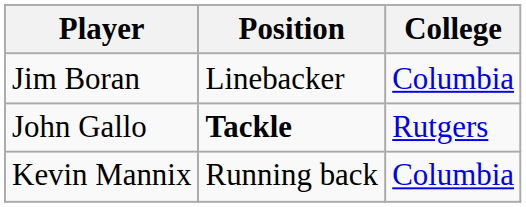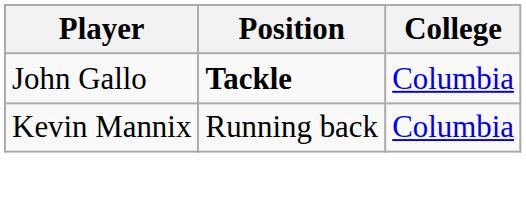- row: (76, 77)
(440, 126) Rutgers -> (453, 77) Columbia
